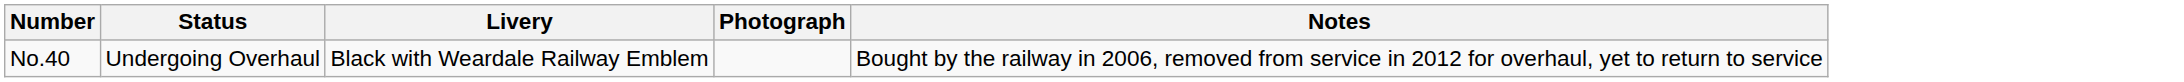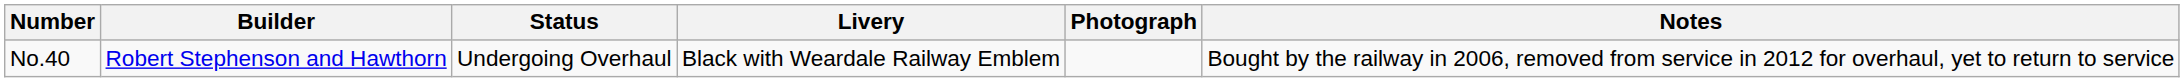+ column: (276, 22)
